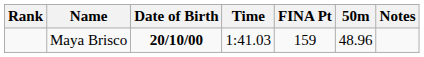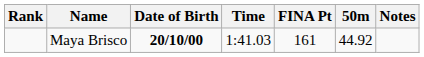(305, 40) 159 -> (305, 40) 161
(356, 40) 48.96 -> (356, 40) 44.92
